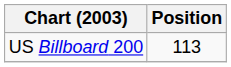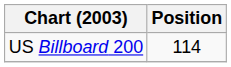(187, 47) 113 -> (187, 47) 114
